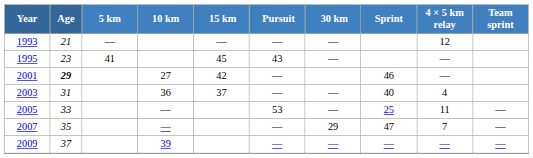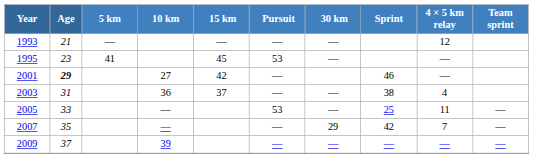(277, 59) 43 -> (277, 59) 53
(389, 93) 40 -> (389, 93) 38
(389, 127) 47 -> (389, 127) 42
